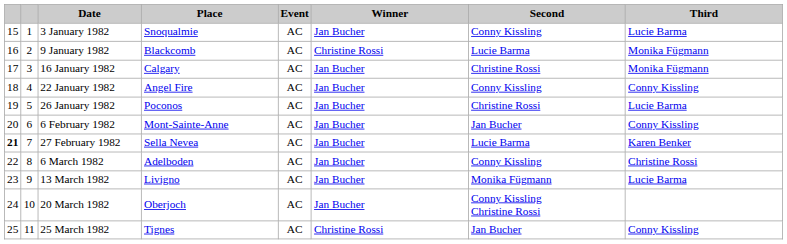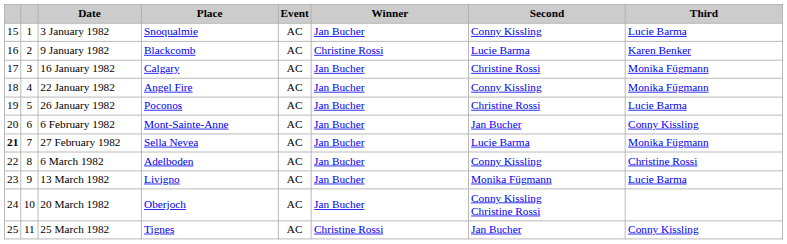(668, 50) Monika Fügmann -> (660, 50) Karen Benker
(663, 87) Conny Kissling -> (668, 87) Monika Fügmann
(660, 142) Karen Benker -> (668, 142) Monika Fügmann
